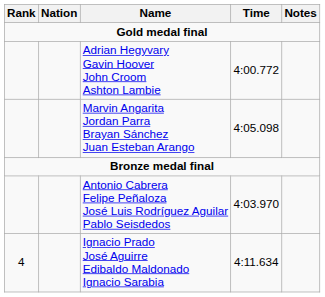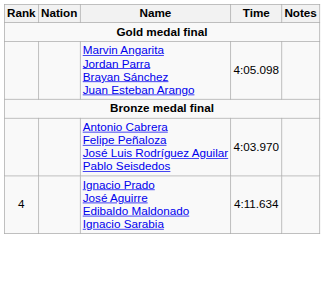- row: (126, 70)
